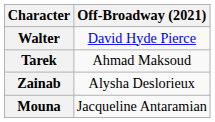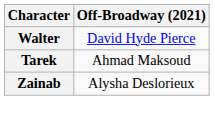- row: (39, 106)
